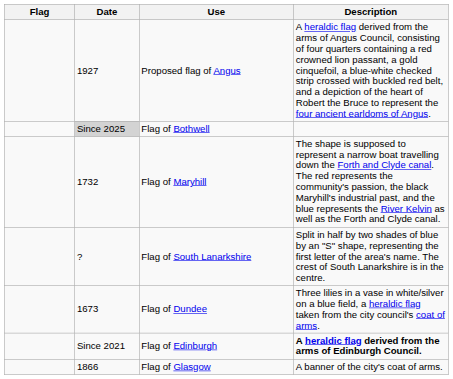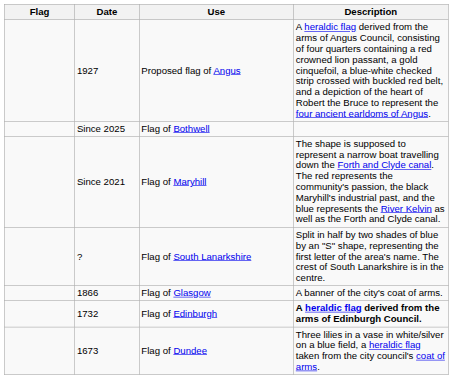(101, 128) lightgrey background -> (101, 128) no background
(88, 181) 1732 -> (101, 181) Since 2021
rows swapped: (174, 309) <-> (176, 367)
(101, 346) Since 2021 -> (88, 314) 1732
